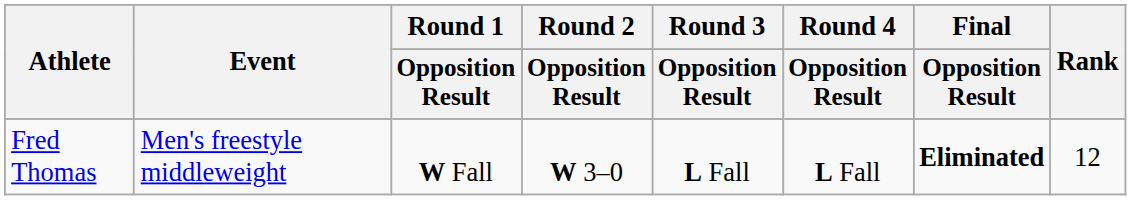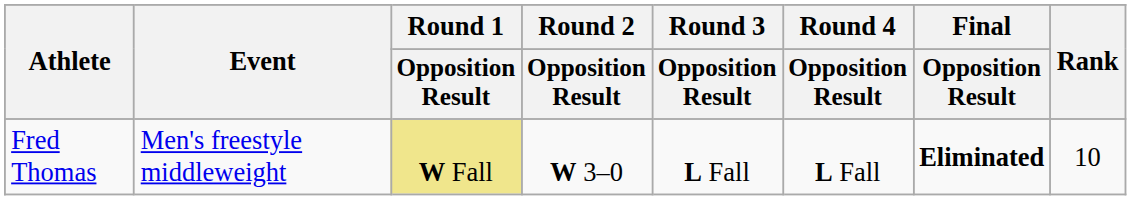(456, 172) no background -> (456, 172) khaki background
(1088, 156) 12 -> (1088, 156) 10
